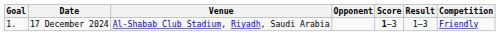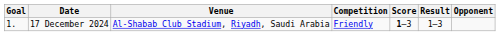columns swapped: (353, 11) <-> (466, 11)
